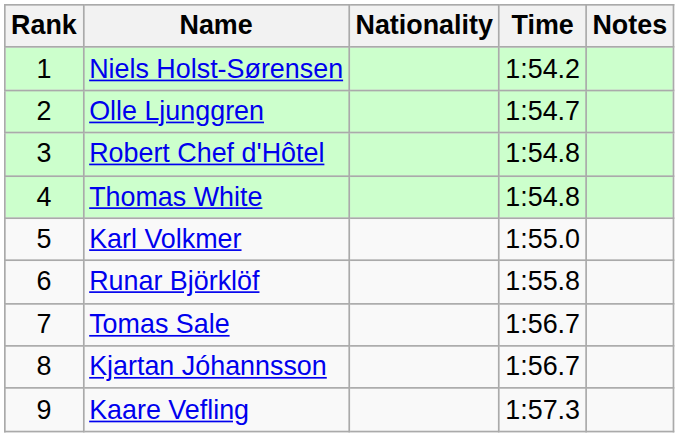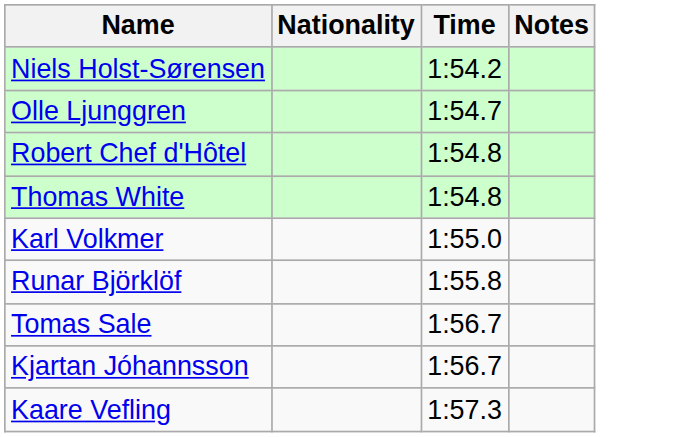- column: (44, 25)
